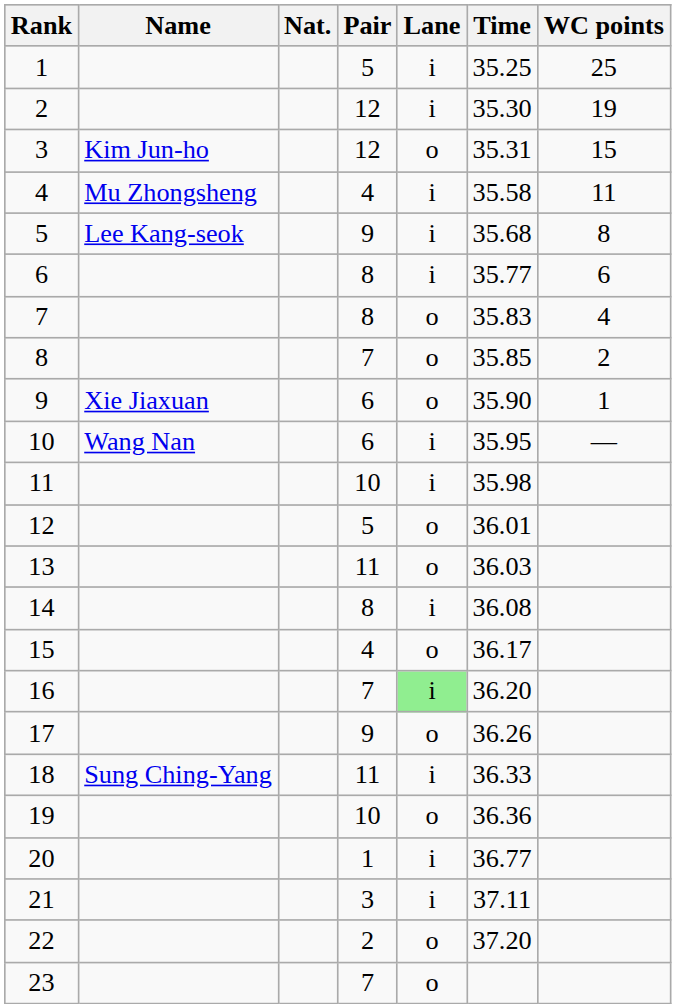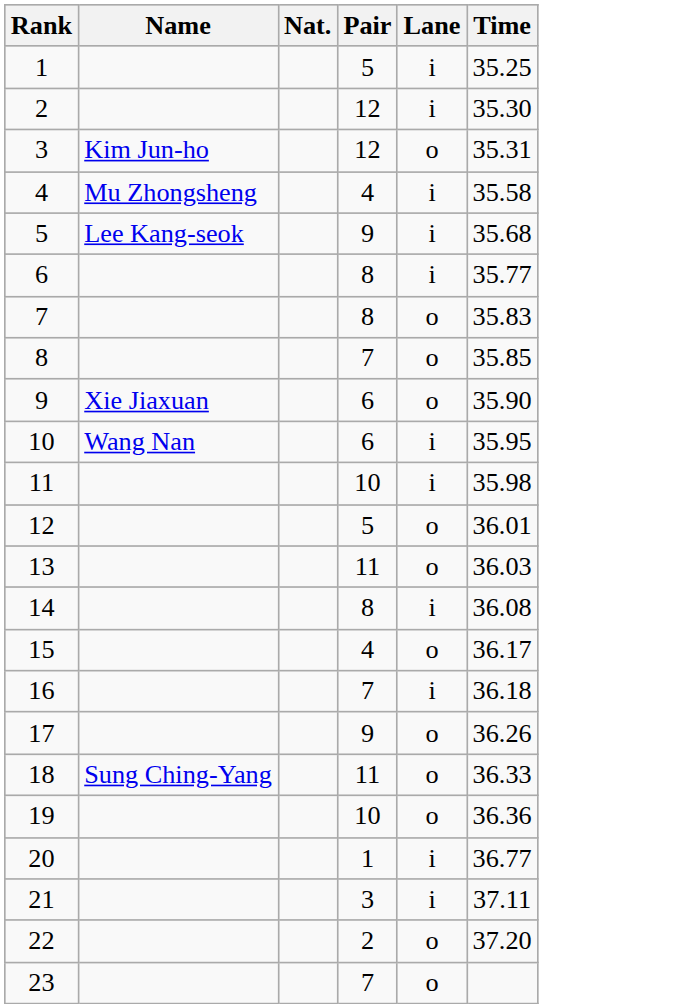- column: (604, 25)
(432, 691) lightgreen background -> (432, 691) no background
(502, 691) 36.20 -> (502, 691) 36.18
(432, 774) i -> (432, 774) o
